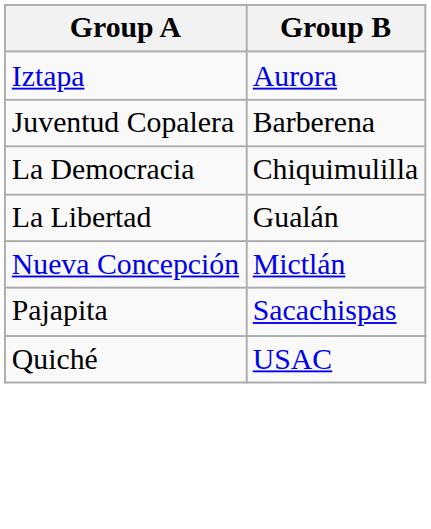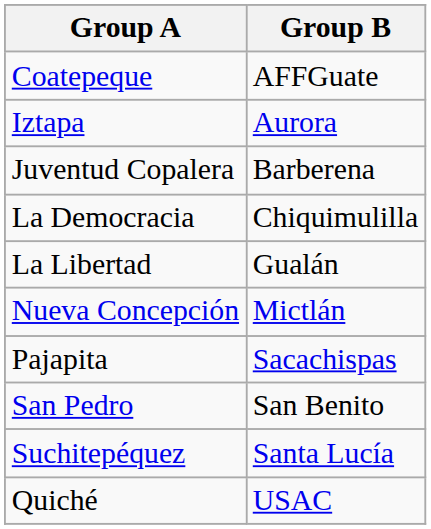+ row: (82, 75)
+ row: (73, 405)
+ row: (99, 452)
